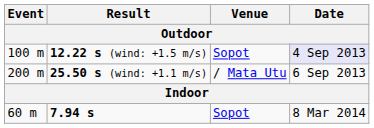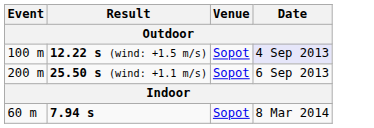(250, 74) / Mata Utu -> (231, 74) Sopot
